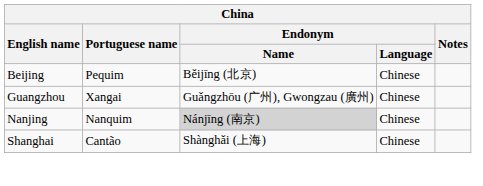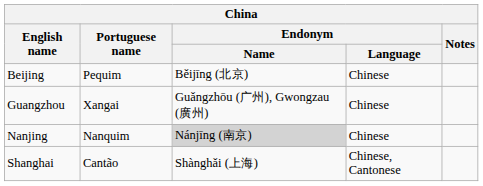(400, 141) Chinese -> (375, 163) Chinese, Cantonese
